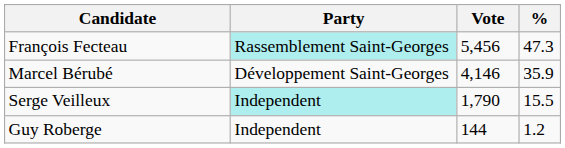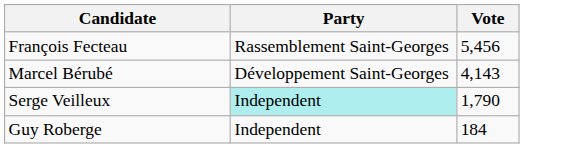- column: (540, 18)
(342, 45) paleturquoise background -> (342, 45) no background
(480, 73) 4,146 -> (480, 73) 4,143
(474, 128) 144 -> (474, 128) 184
